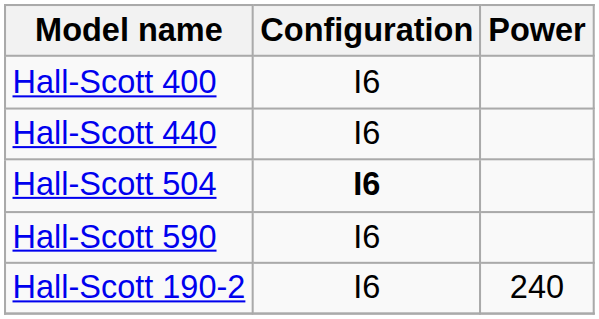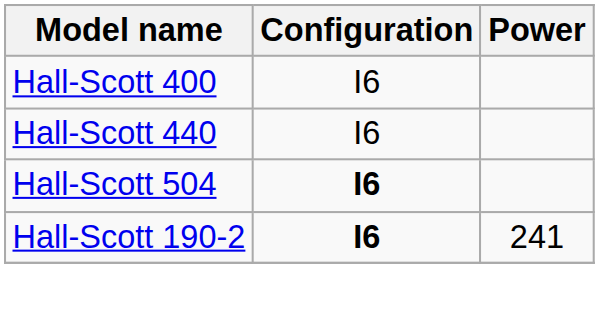- row: (115, 236)
(367, 287) normal -> (367, 236) bold
(537, 287) 240 -> (537, 236) 241
